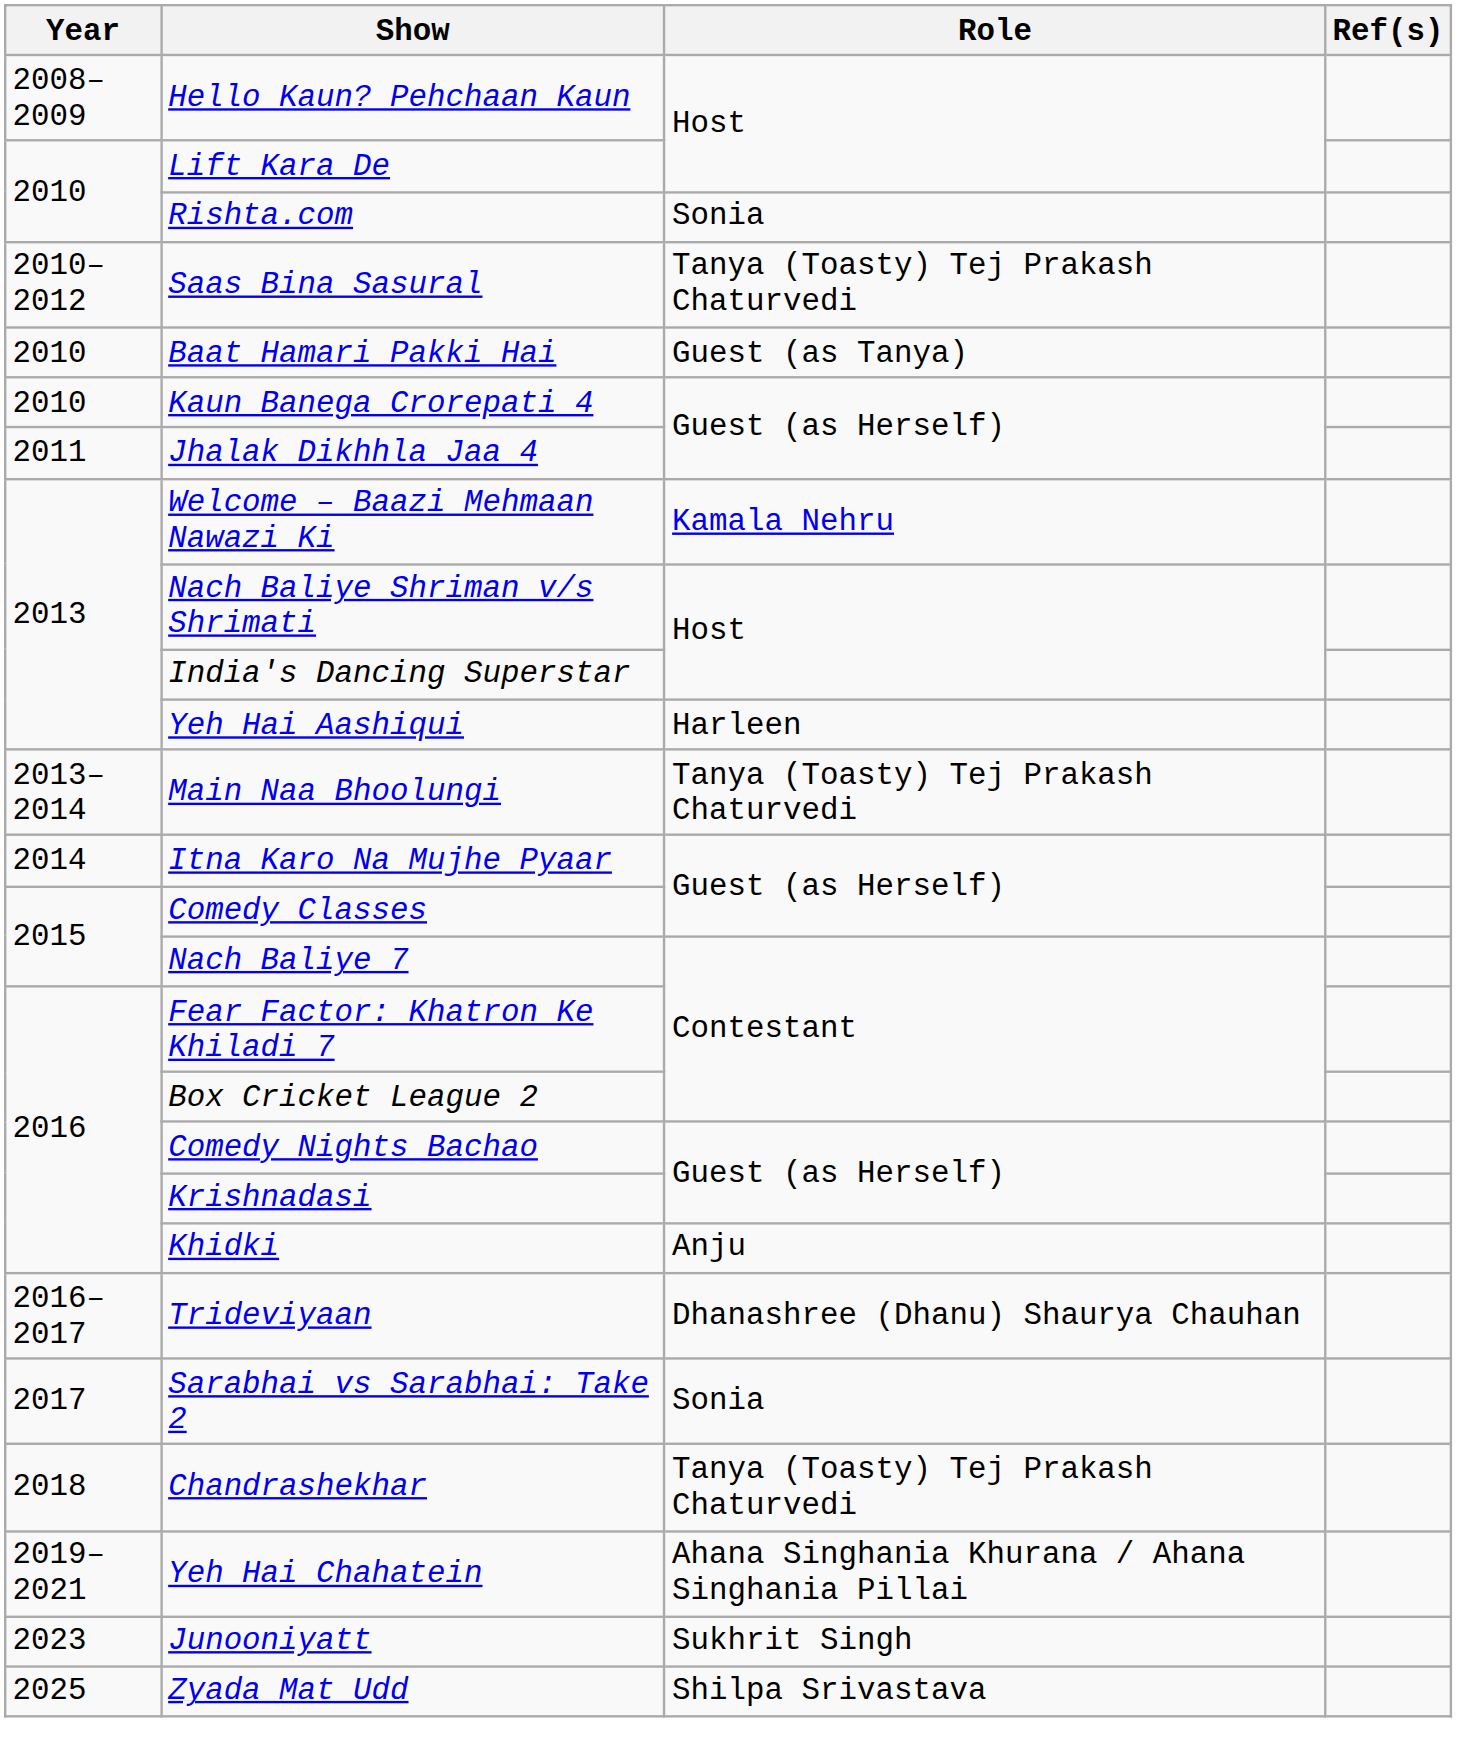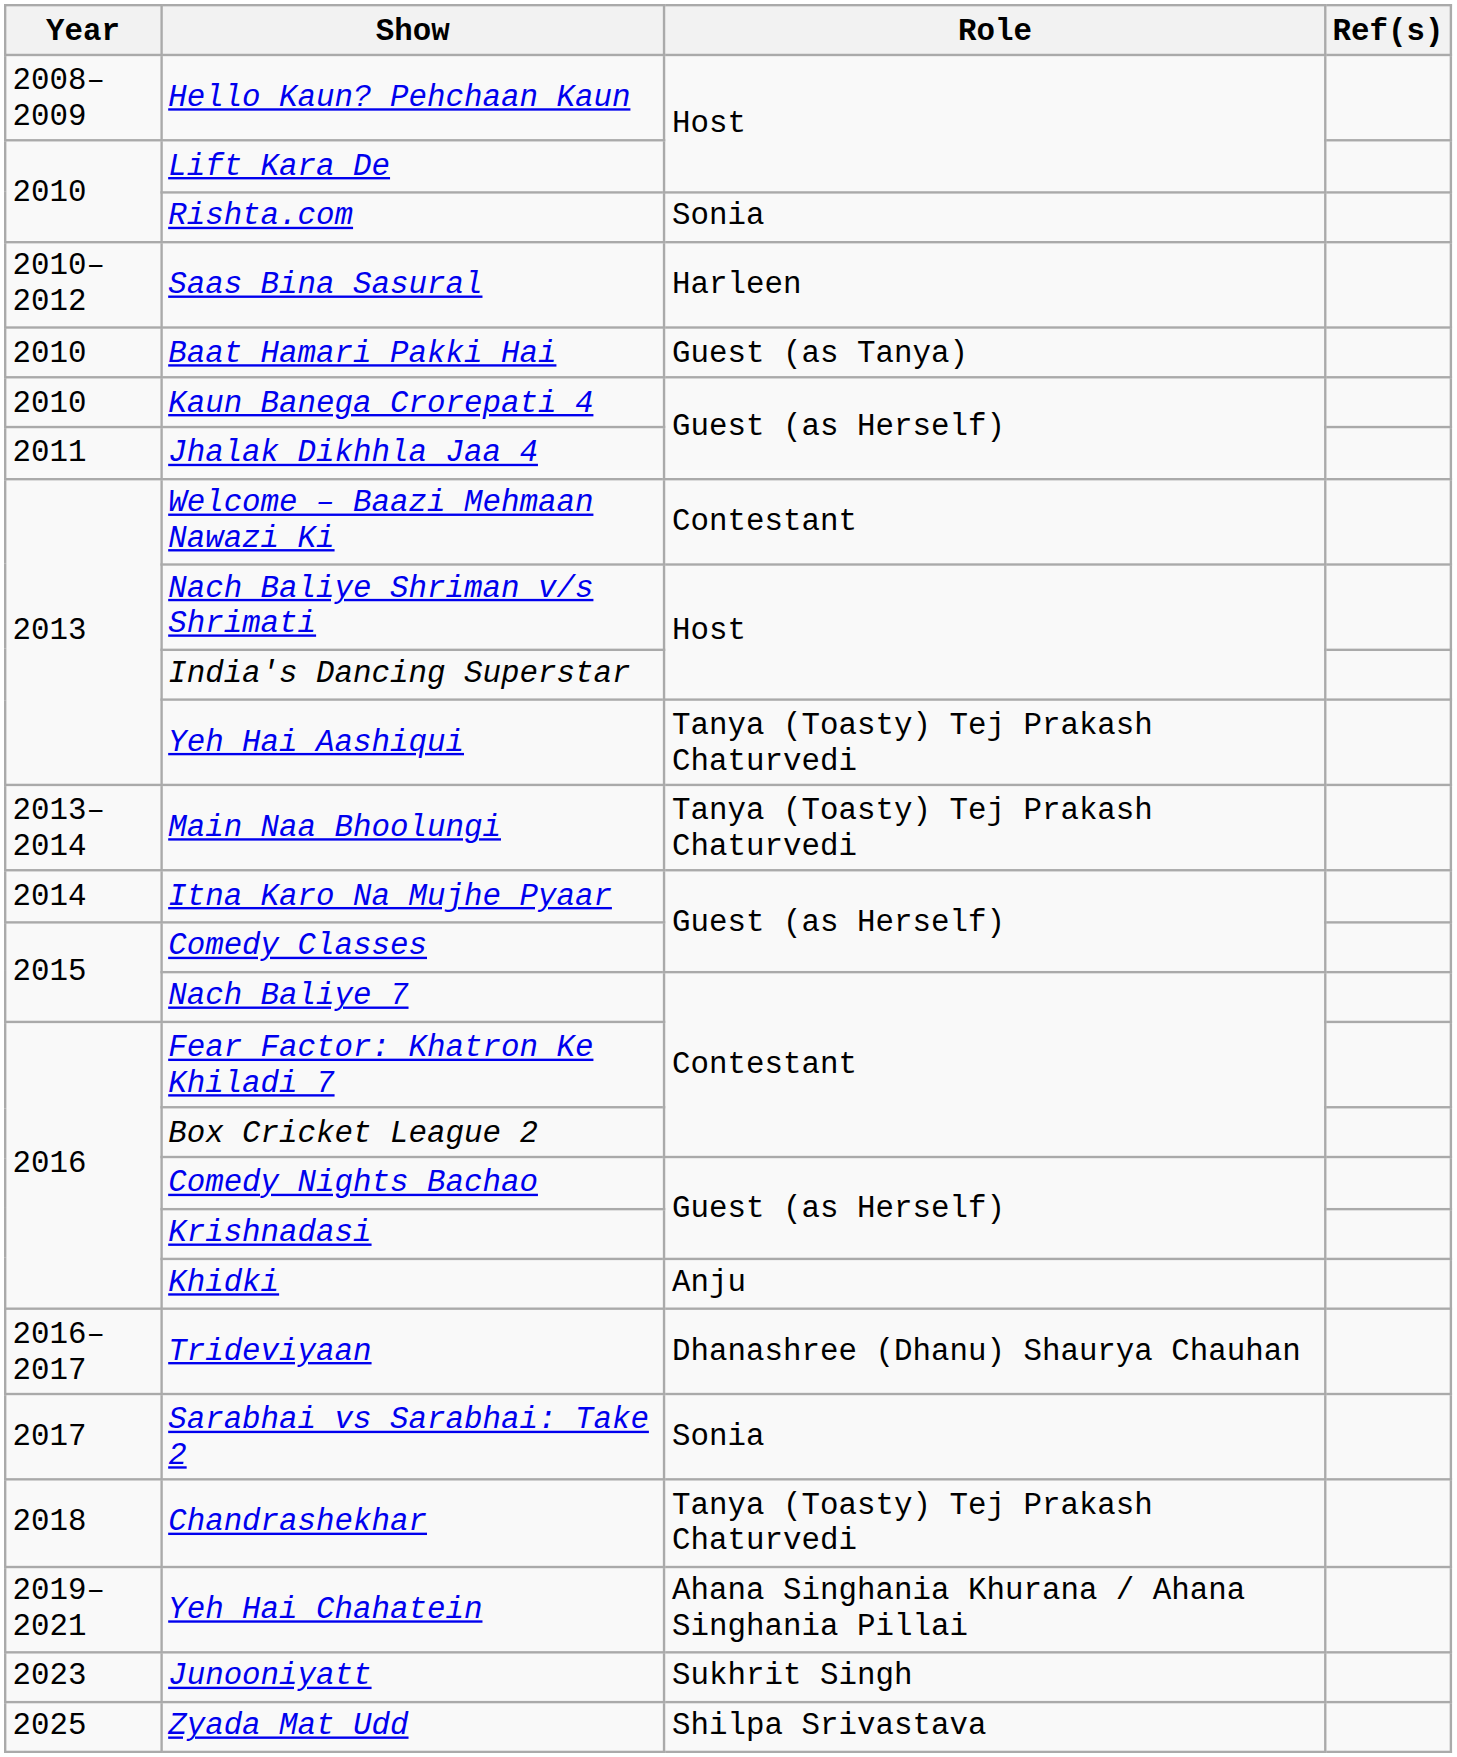(912, 284) Tanya (Toasty) Tej Prakash Chaturvedi -> (737, 284) Harleen
(783, 521) Kamala Nehru -> (765, 521) Contestant
(737, 725) Harleen -> (912, 743) Tanya (Toasty) Tej Prakash Chaturvedi
